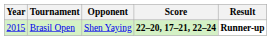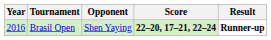(16, 27) 2015 -> (16, 27) 2016
